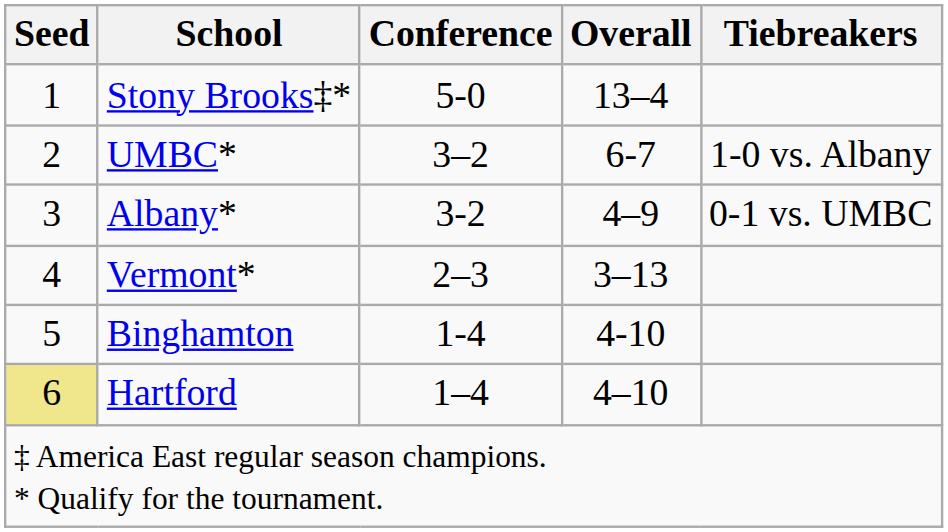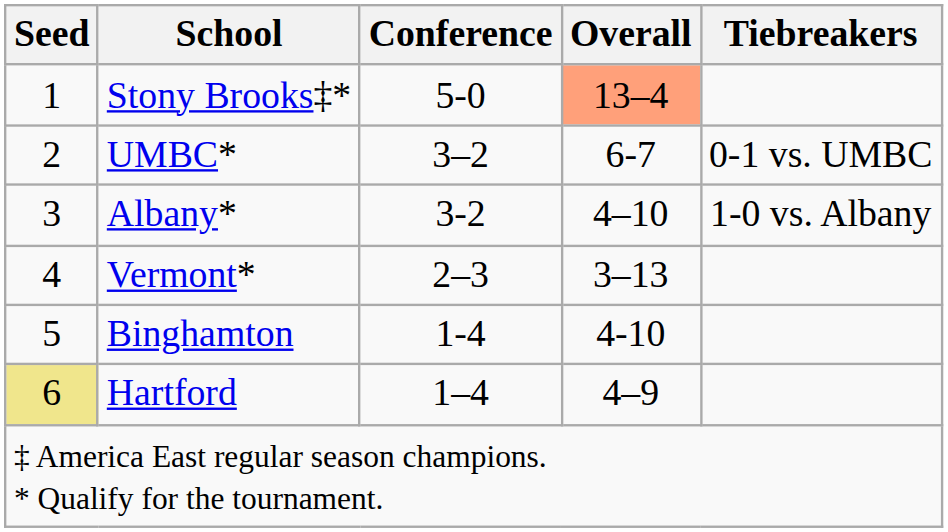(631, 94) no background -> (631, 94) lightsalmon background
(821, 154) 1-0 vs. Albany -> (821, 154) 0-1 vs. UMBC
(631, 214) 4–9 -> (631, 214) 4–10
(821, 214) 0-1 vs. UMBC -> (821, 214) 1-0 vs. Albany
(631, 393) 4–10 -> (631, 393) 4–9
